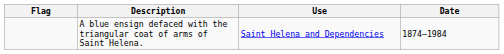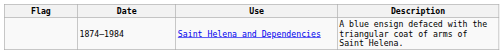columns swapped: (450, 11) <-> (158, 11)
